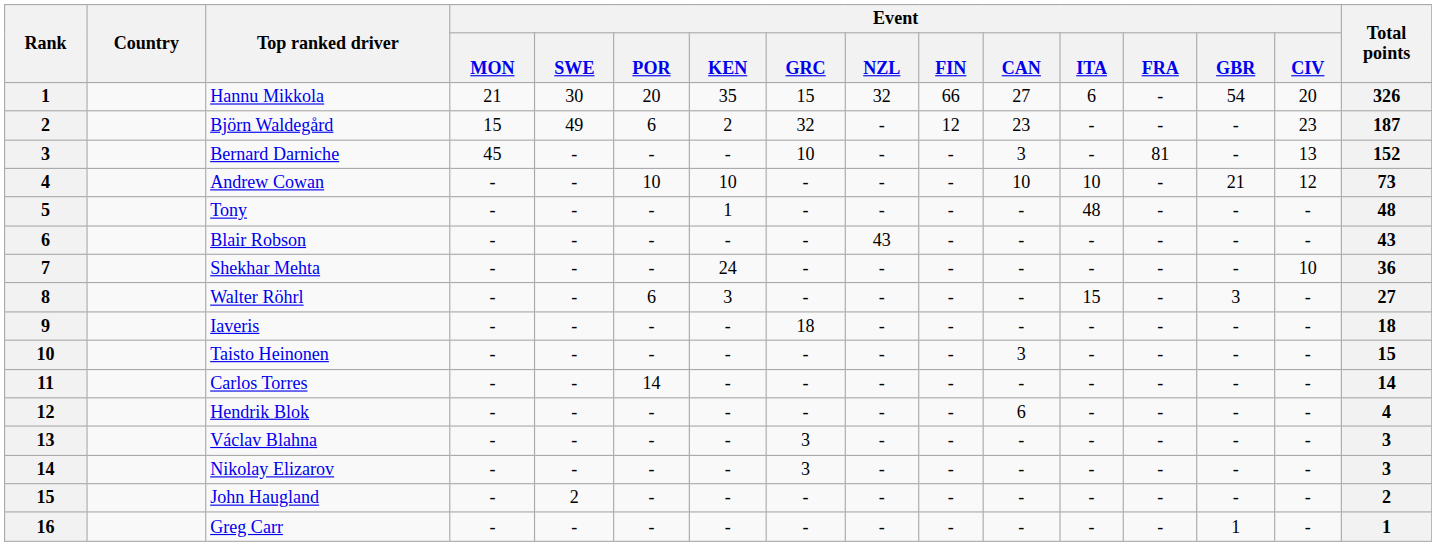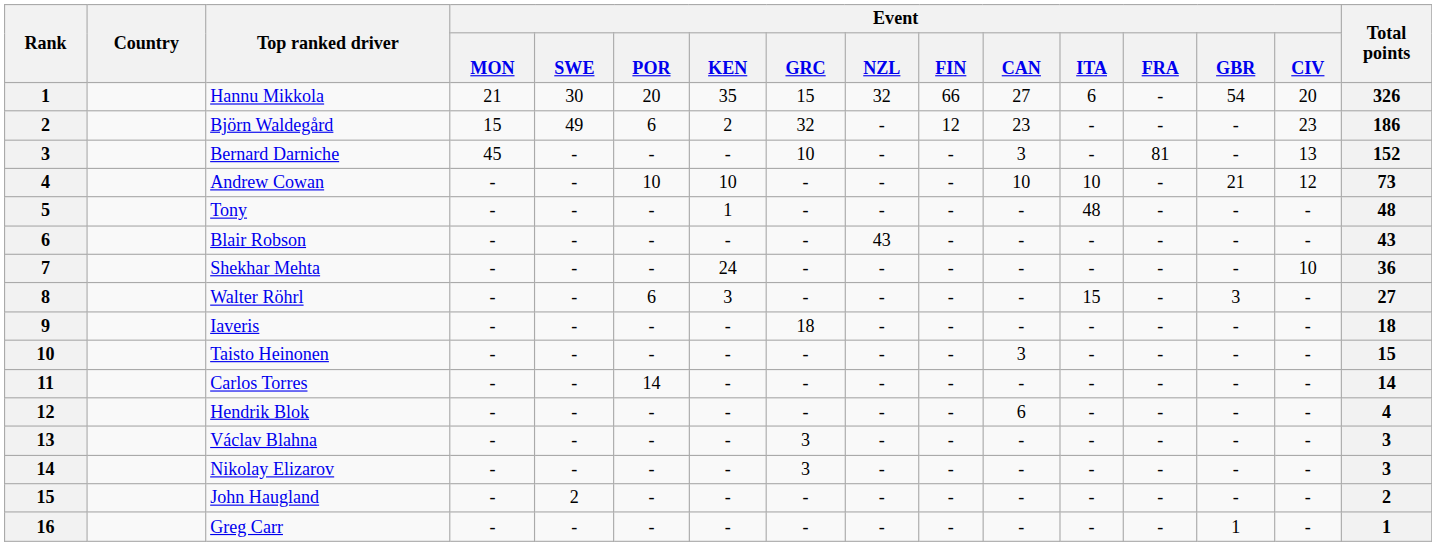(1387, 125) 187 -> (1387, 125) 186
